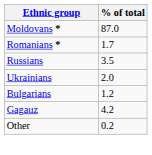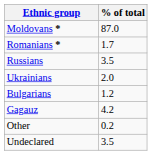+ row: (30, 142)
